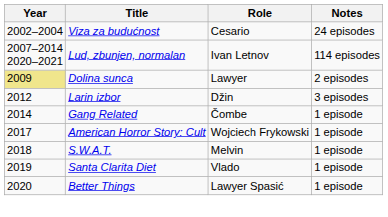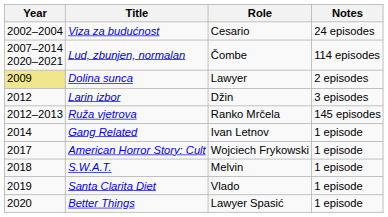(240, 55) Ivan Letnov -> (229, 55) Čombe
+ row: (102, 114)
(229, 114) Čombe -> (240, 132) Ivan Letnov
